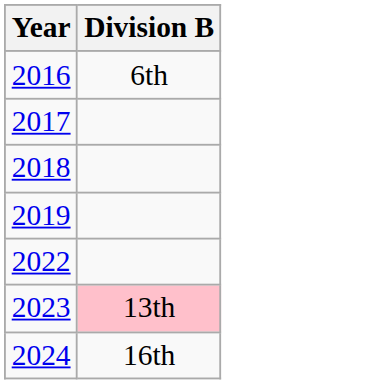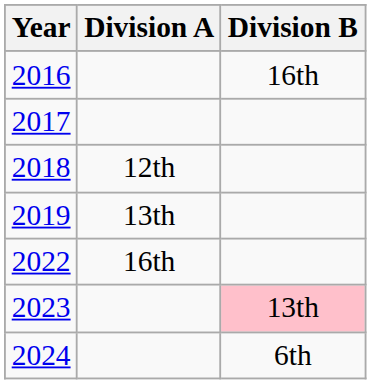+ column: (149, 27)
(149, 74) 6th -> (293, 74) 16th
(149, 354) 16th -> (293, 354) 6th
